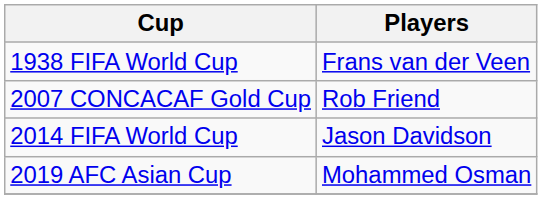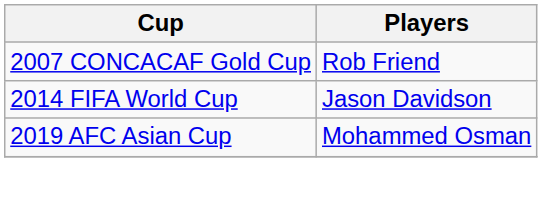- row: (124, 61)
